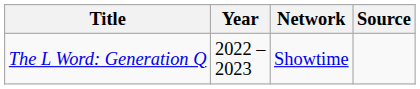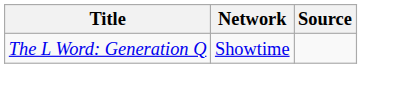- column: (240, 19)
